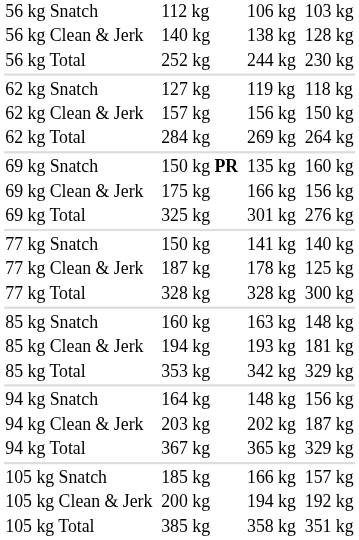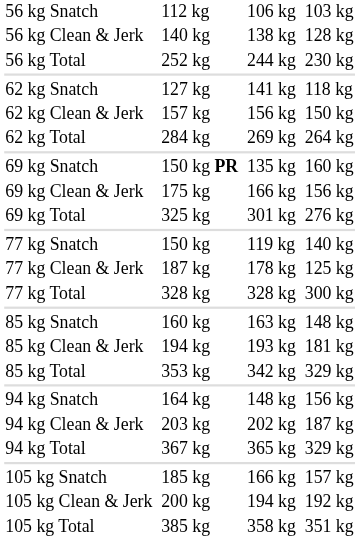(271, 88) 119 kg -> (271, 88) 141 kg
(271, 244) 141 kg -> (271, 244) 119 kg
